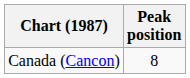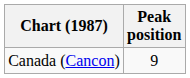(154, 60) 8 -> (154, 60) 9
